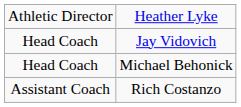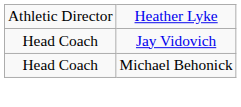- row: (176, 89)
